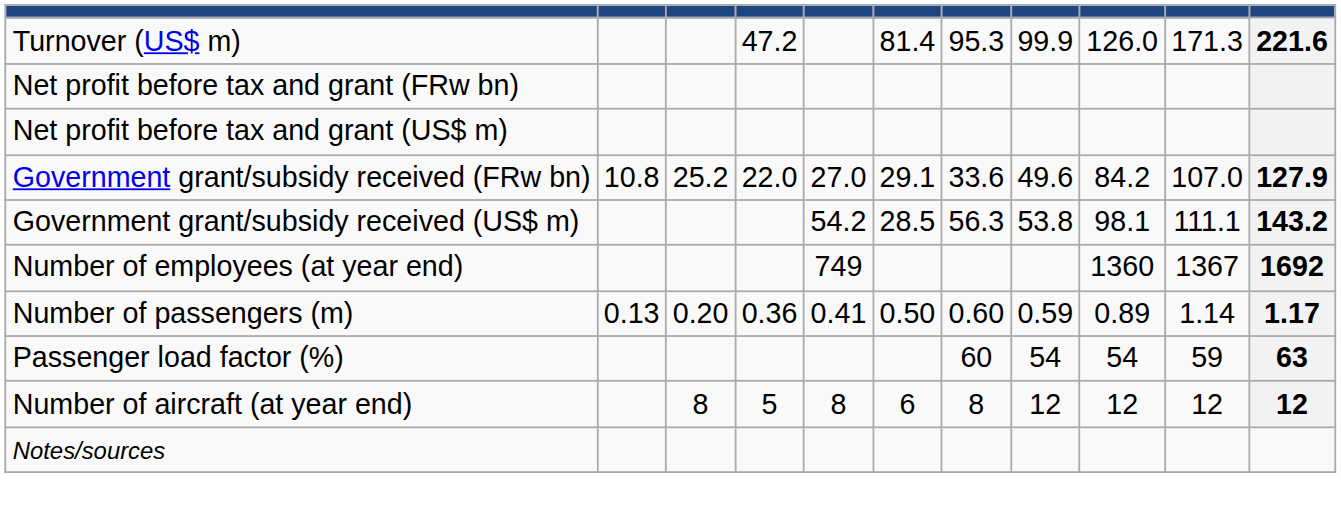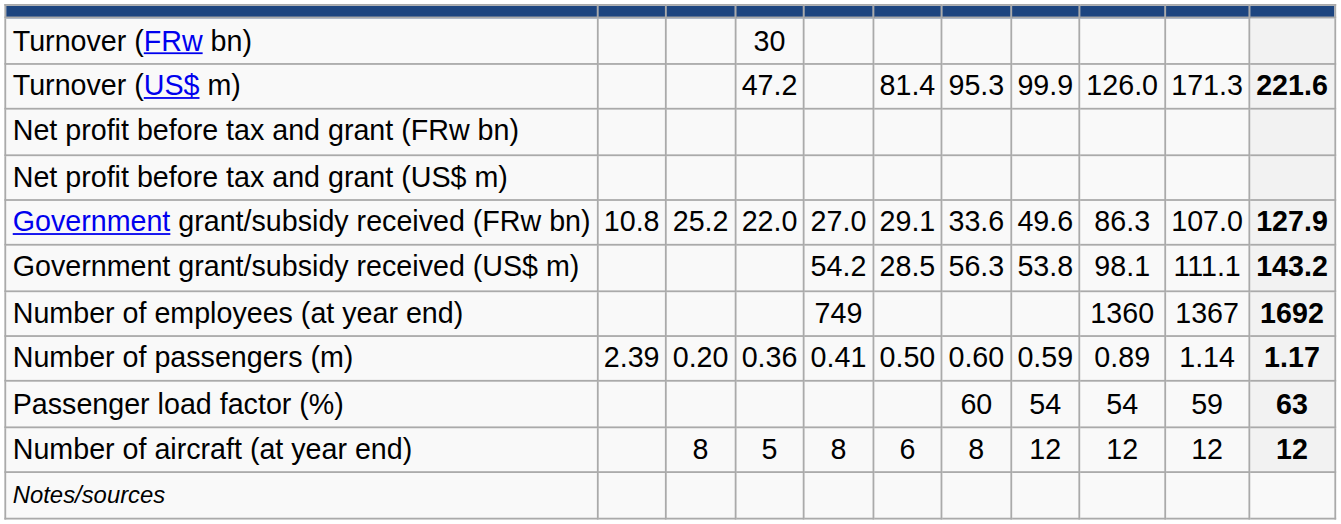+ row: (132, 40)
(1122, 176) 84.2 -> (1122, 222) 86.3
(632, 312) 0.13 -> (632, 358) 2.39
